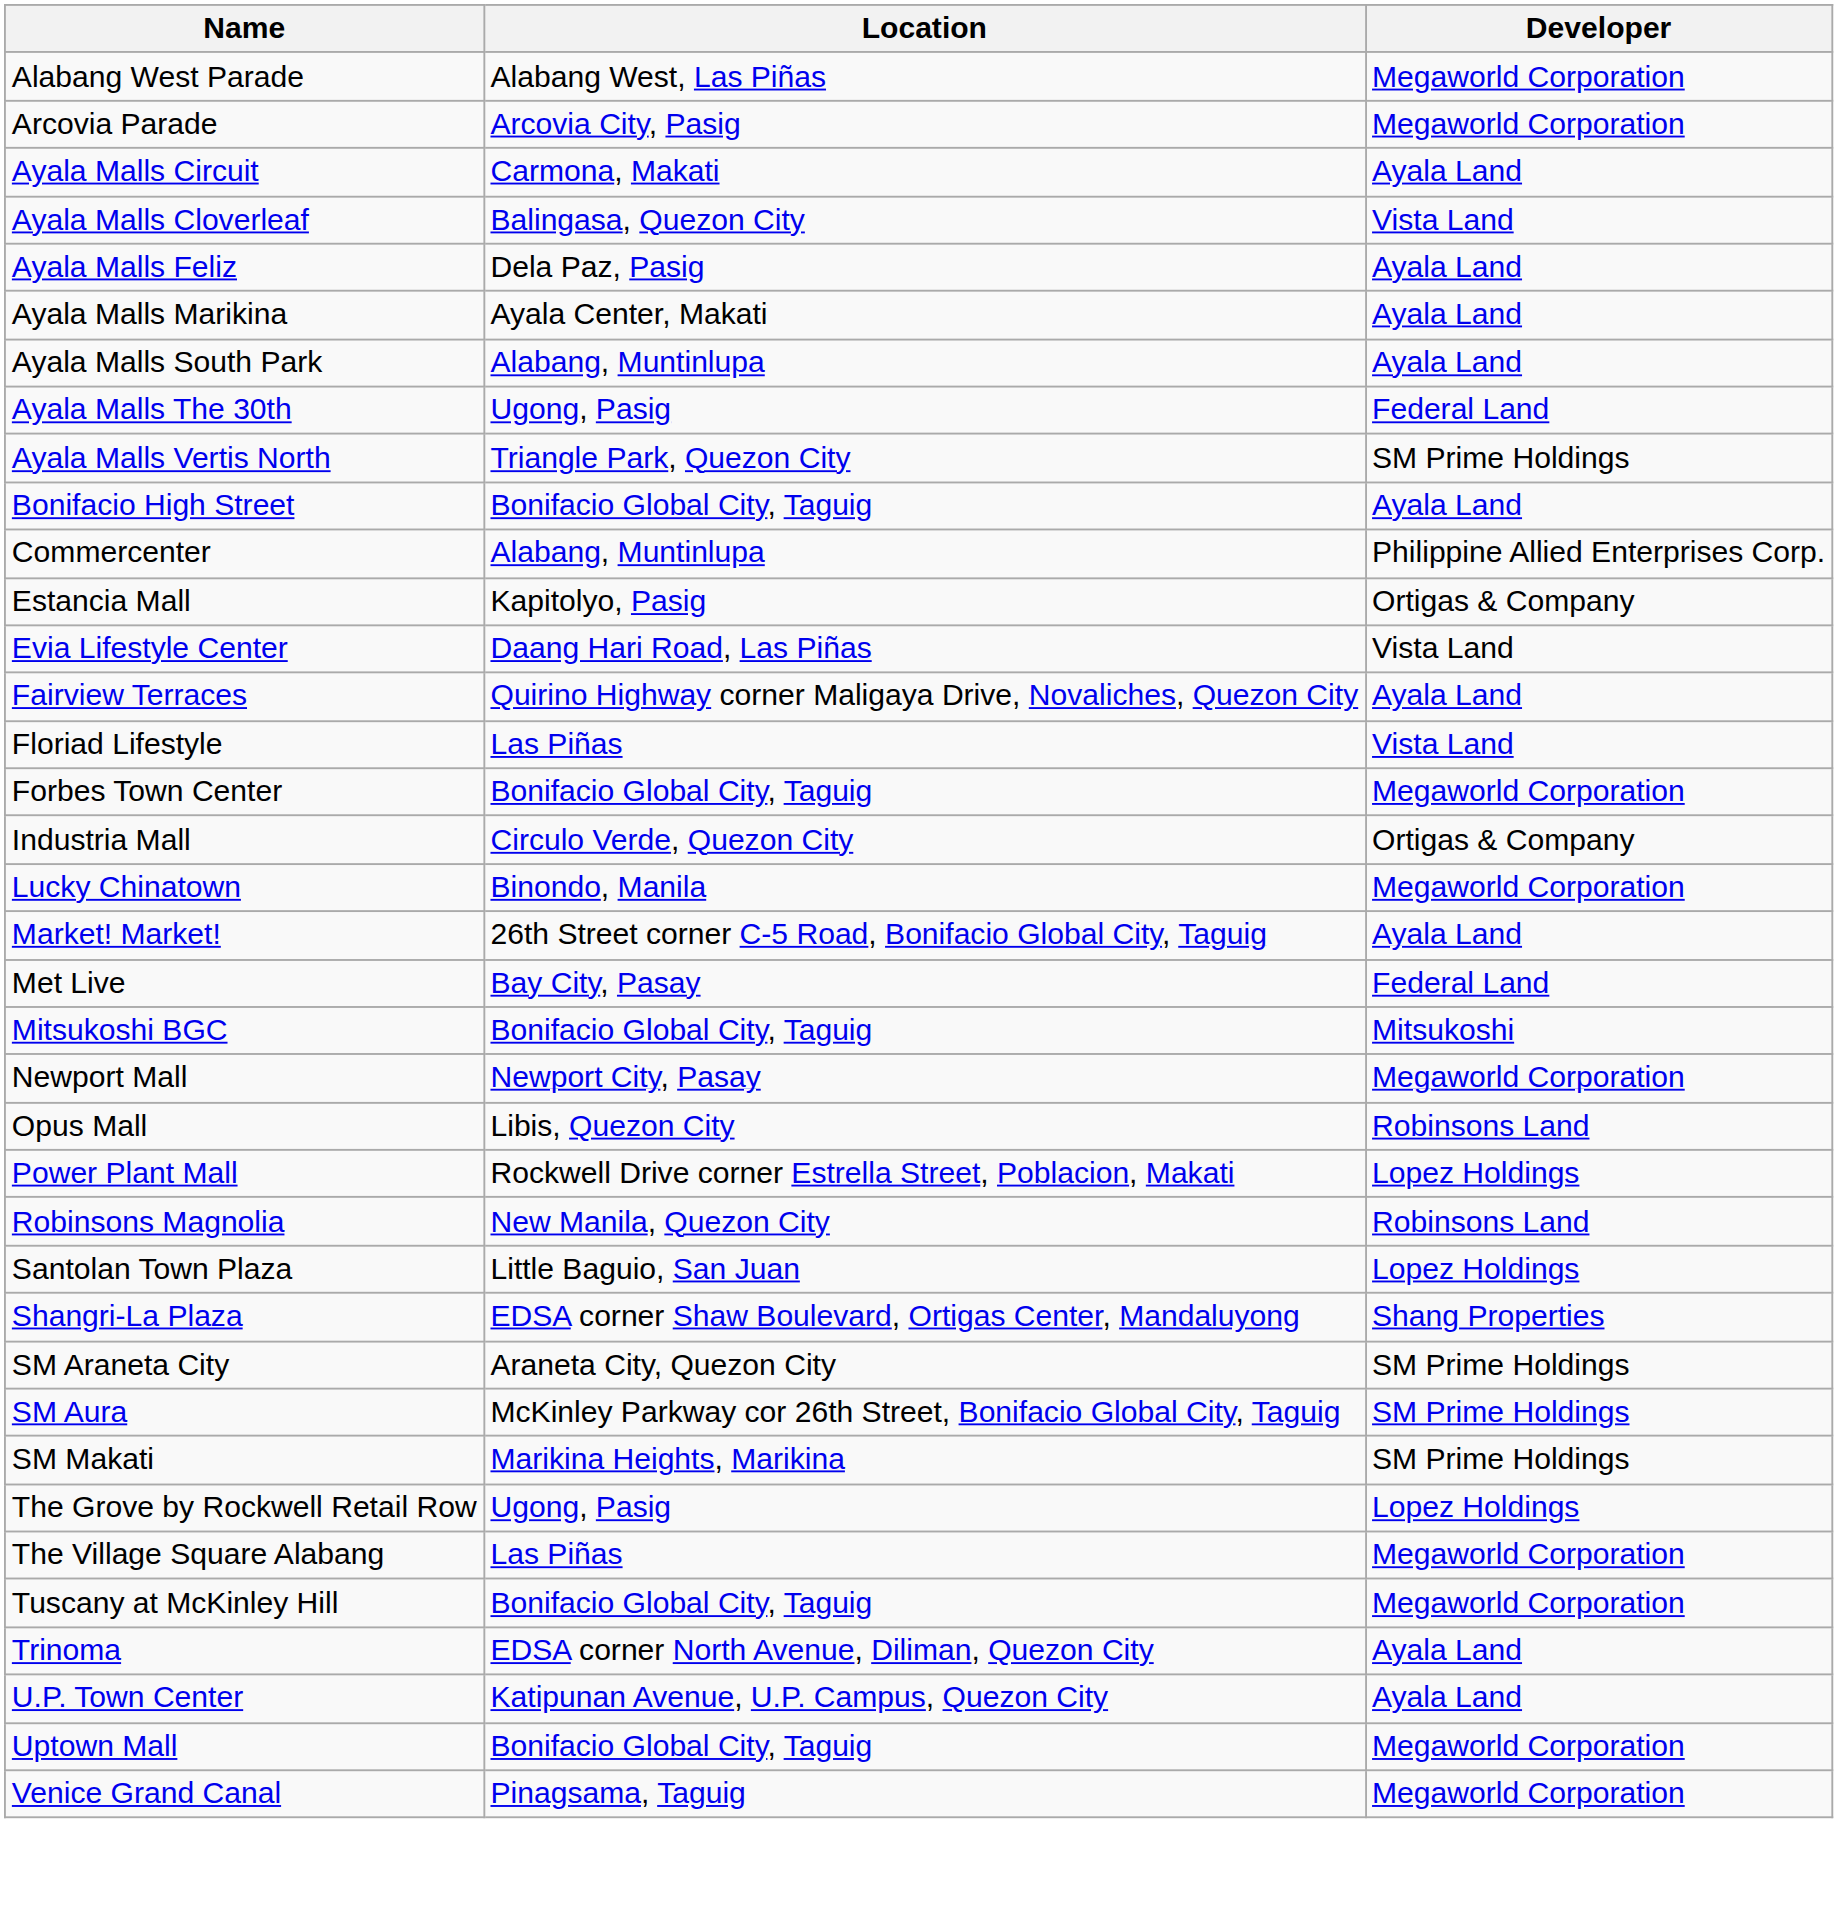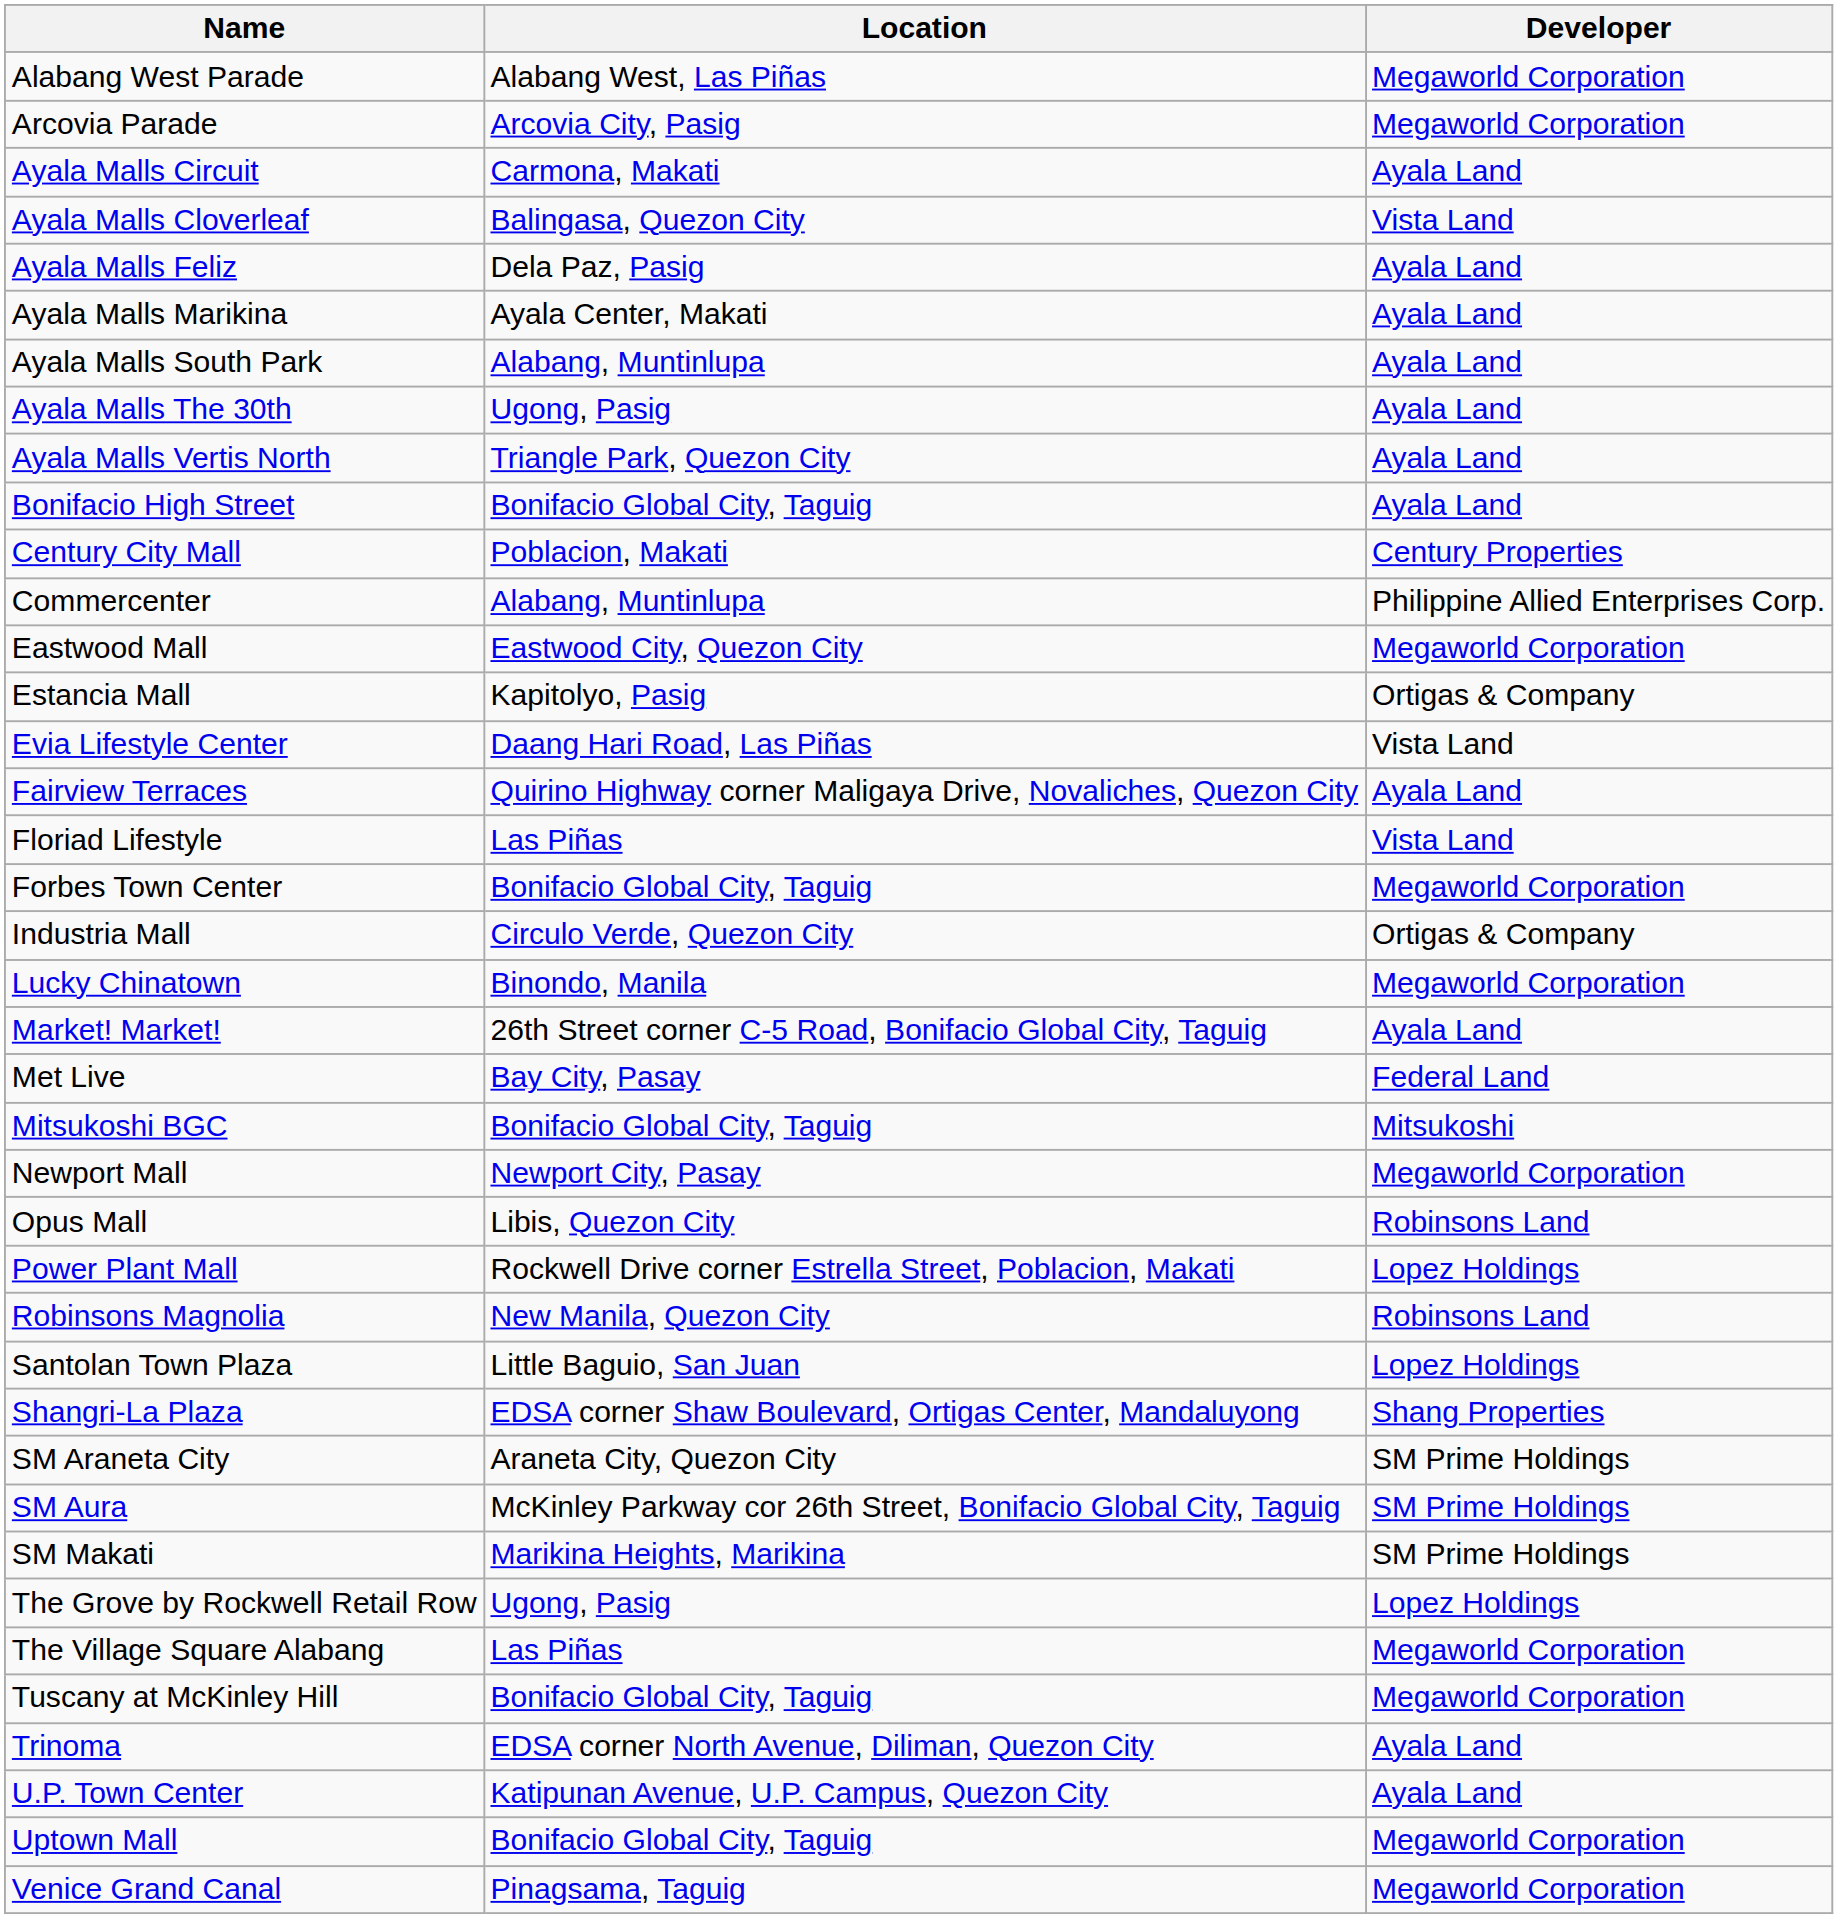(1461, 409) Federal Land -> (1447, 409) Ayala Land
(1501, 457) SM Prime Holdings -> (1447, 457) Ayala Land
+ row: (126, 553)
+ row: (110, 648)
